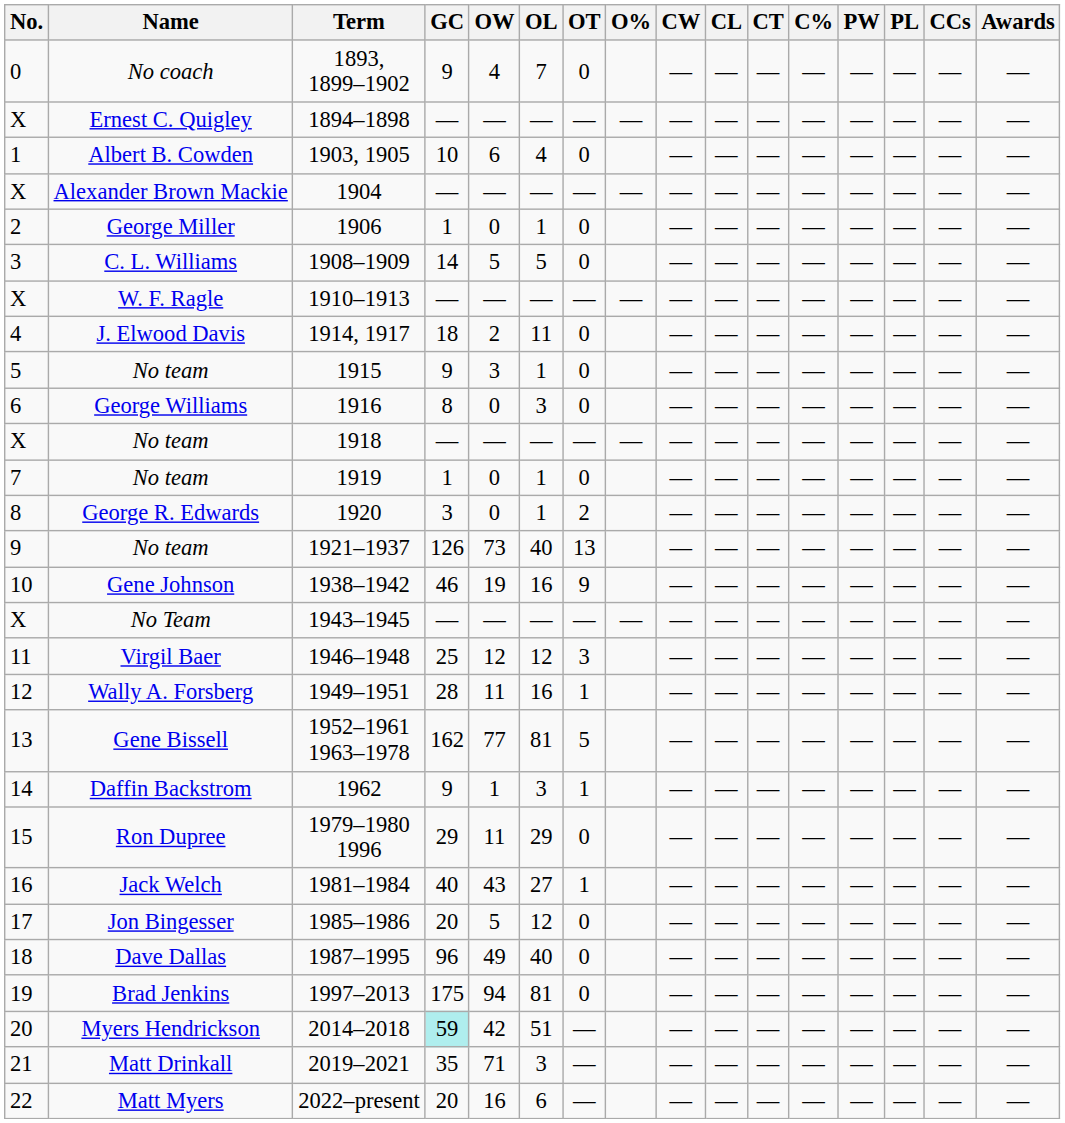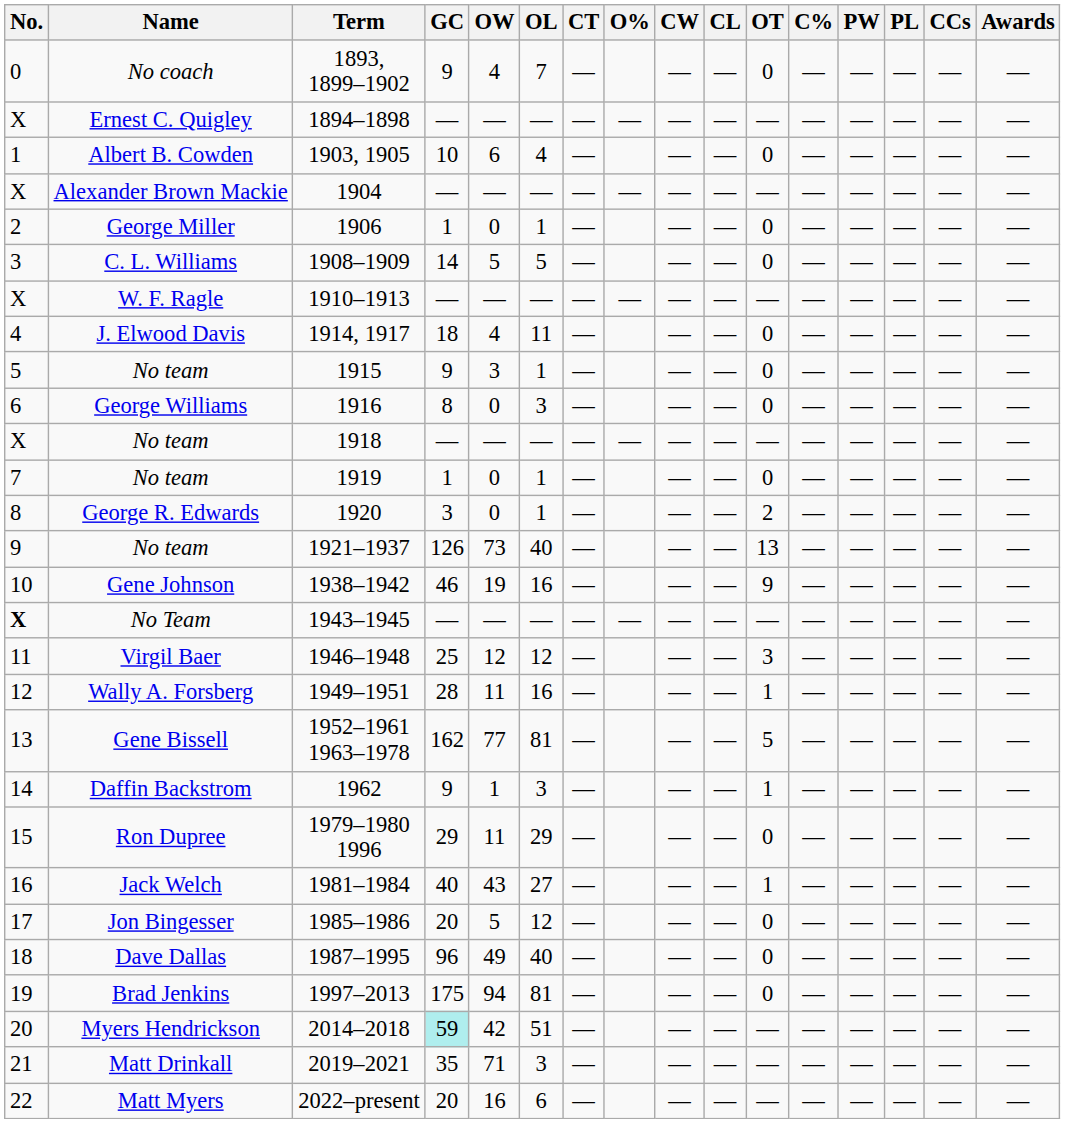columns swapped: (584, 22) <-> (768, 22)
(494, 333) 2 -> (494, 333) 4
(18, 620) normal -> (18, 620) bold
